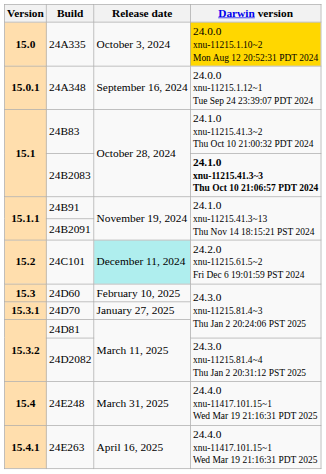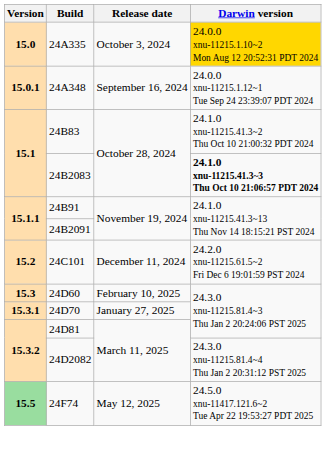(141, 262) paleturquoise background -> (141, 262) no background
- row: (67, 403)
- row: (67, 446)
+ row: (64, 403)
